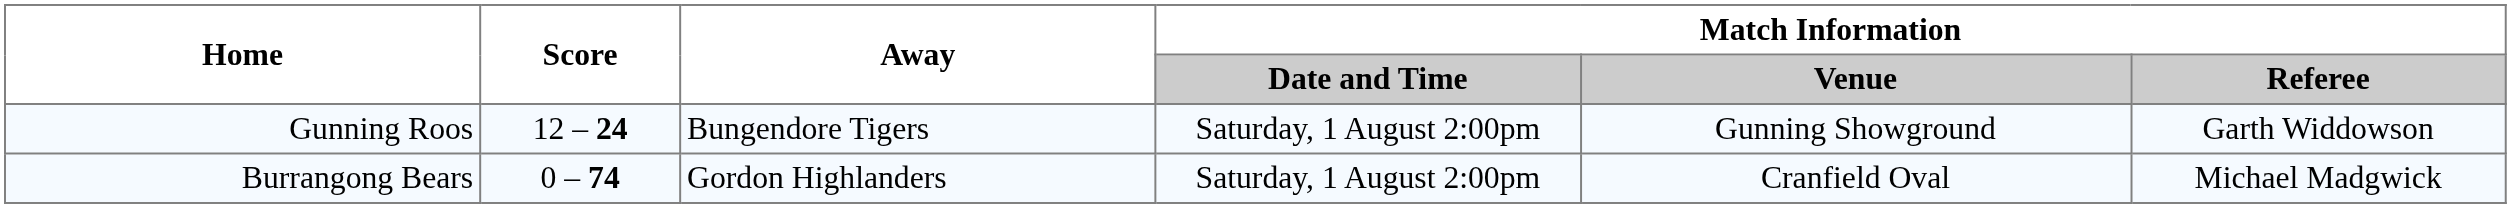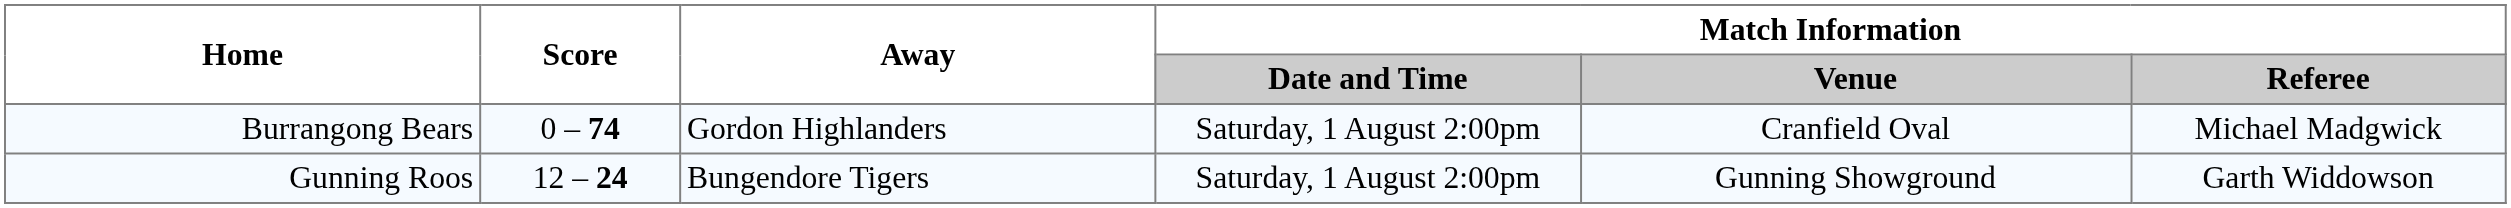rows swapped: (358, 177) <-> (381, 128)
